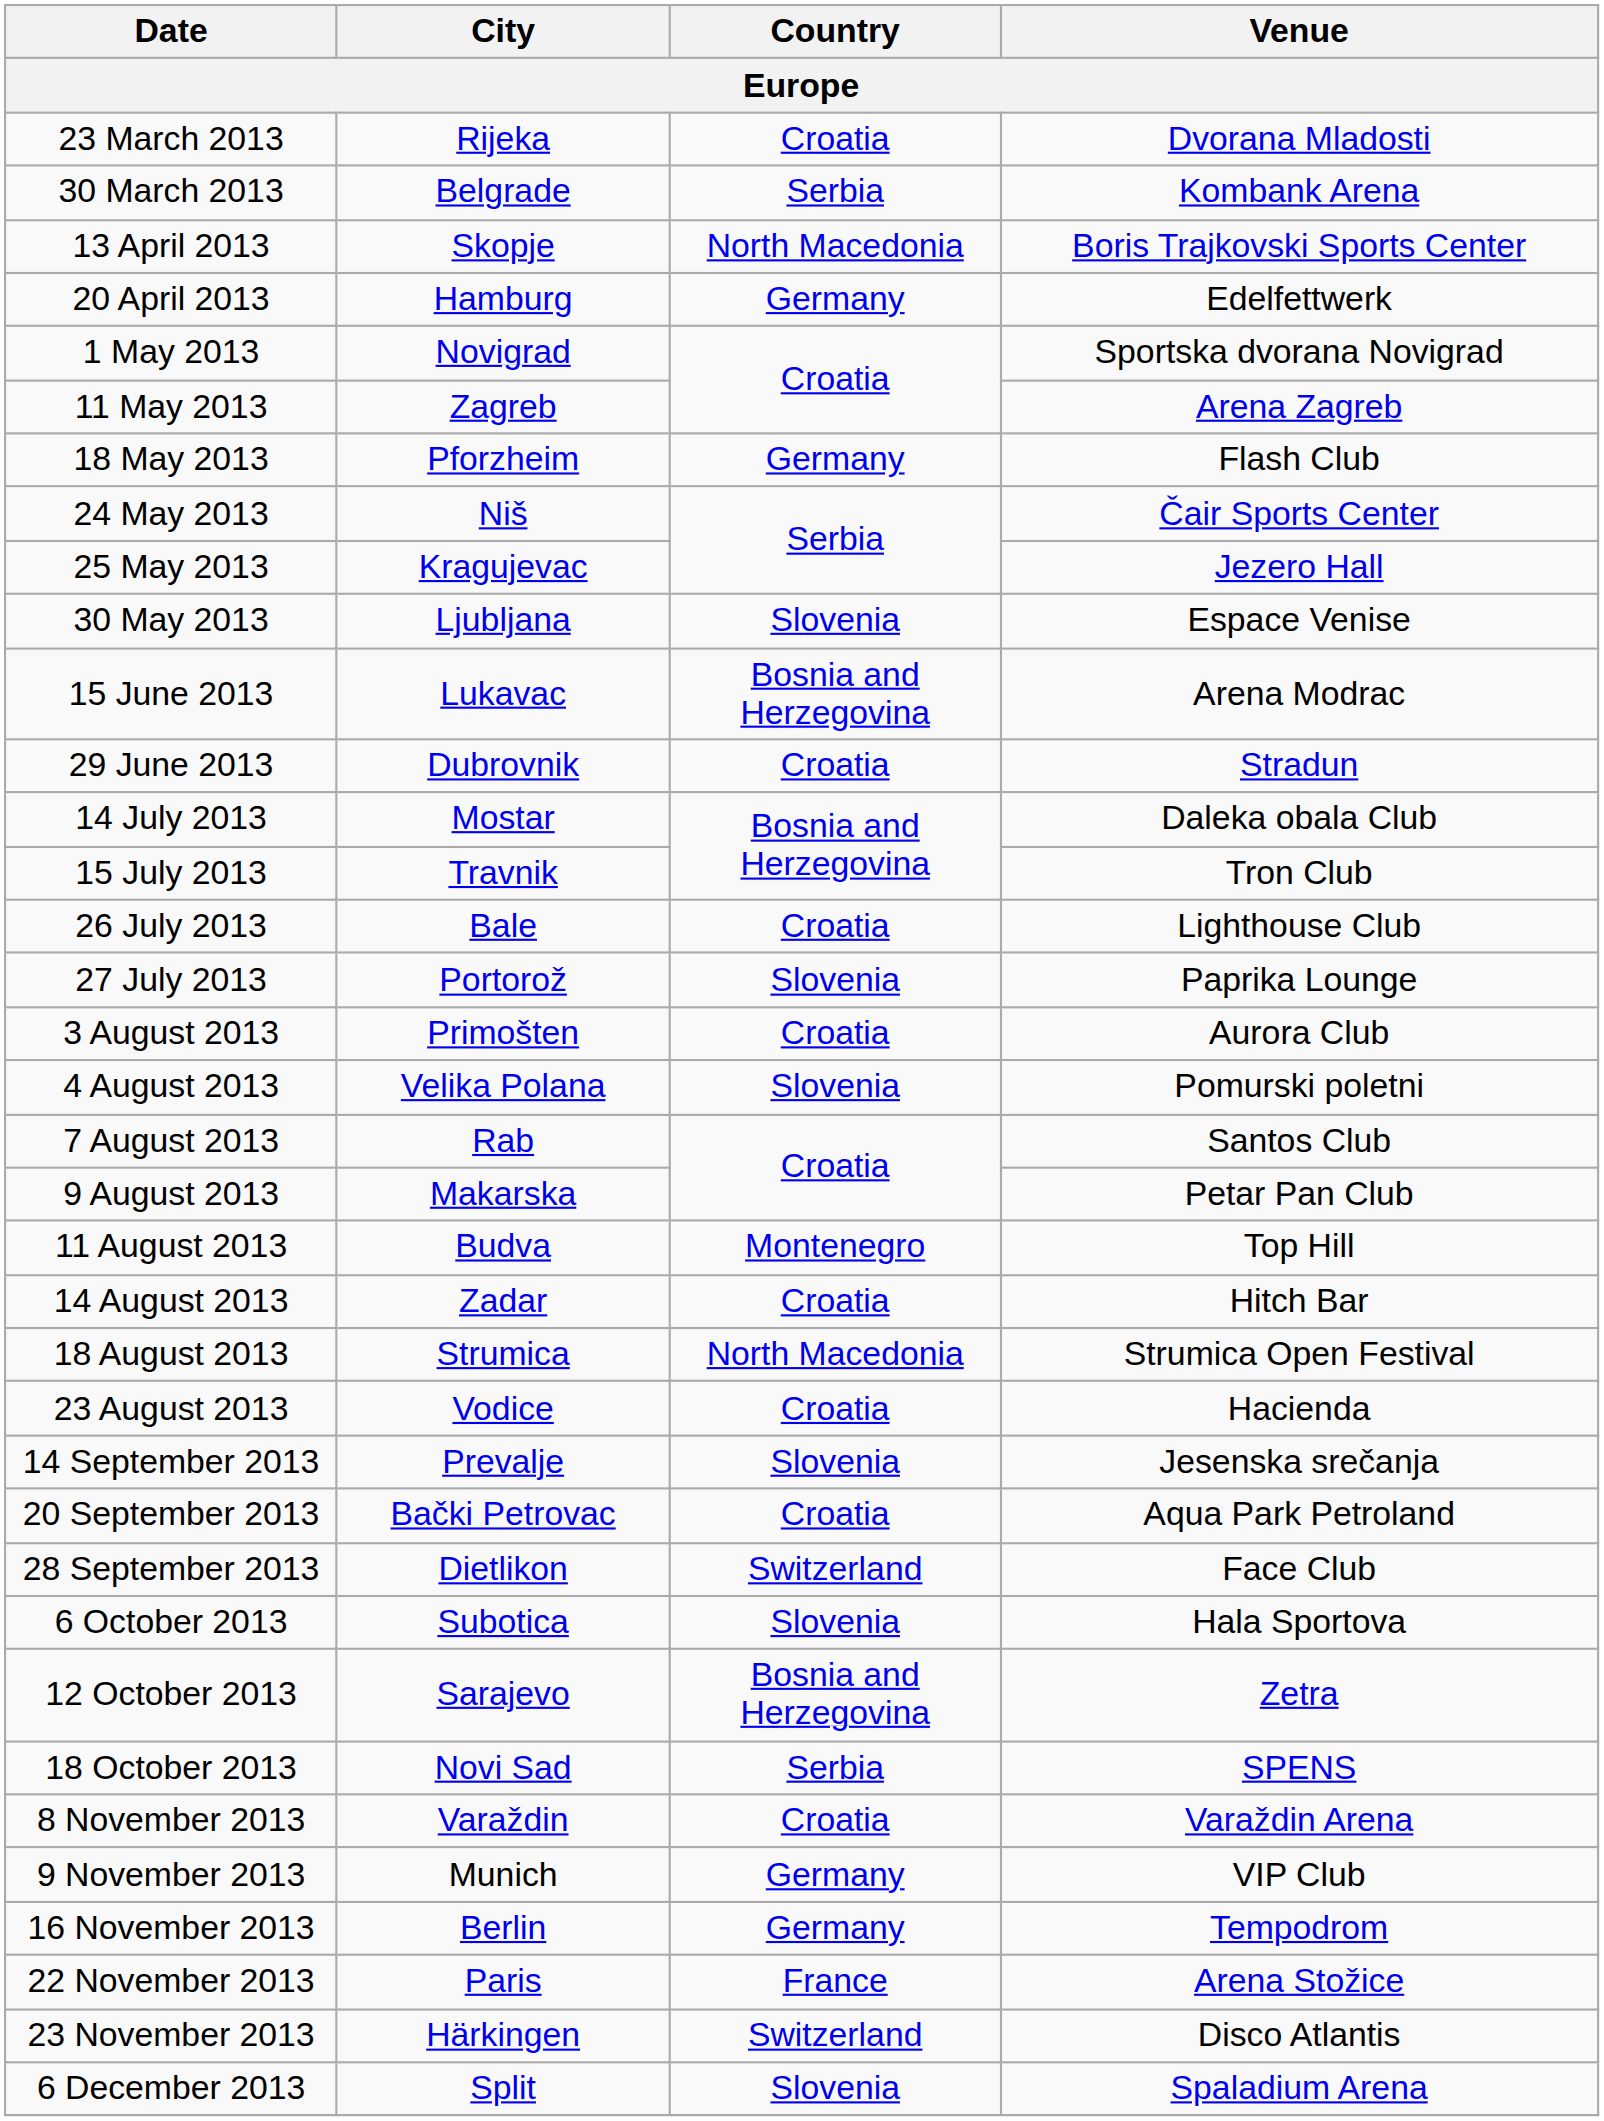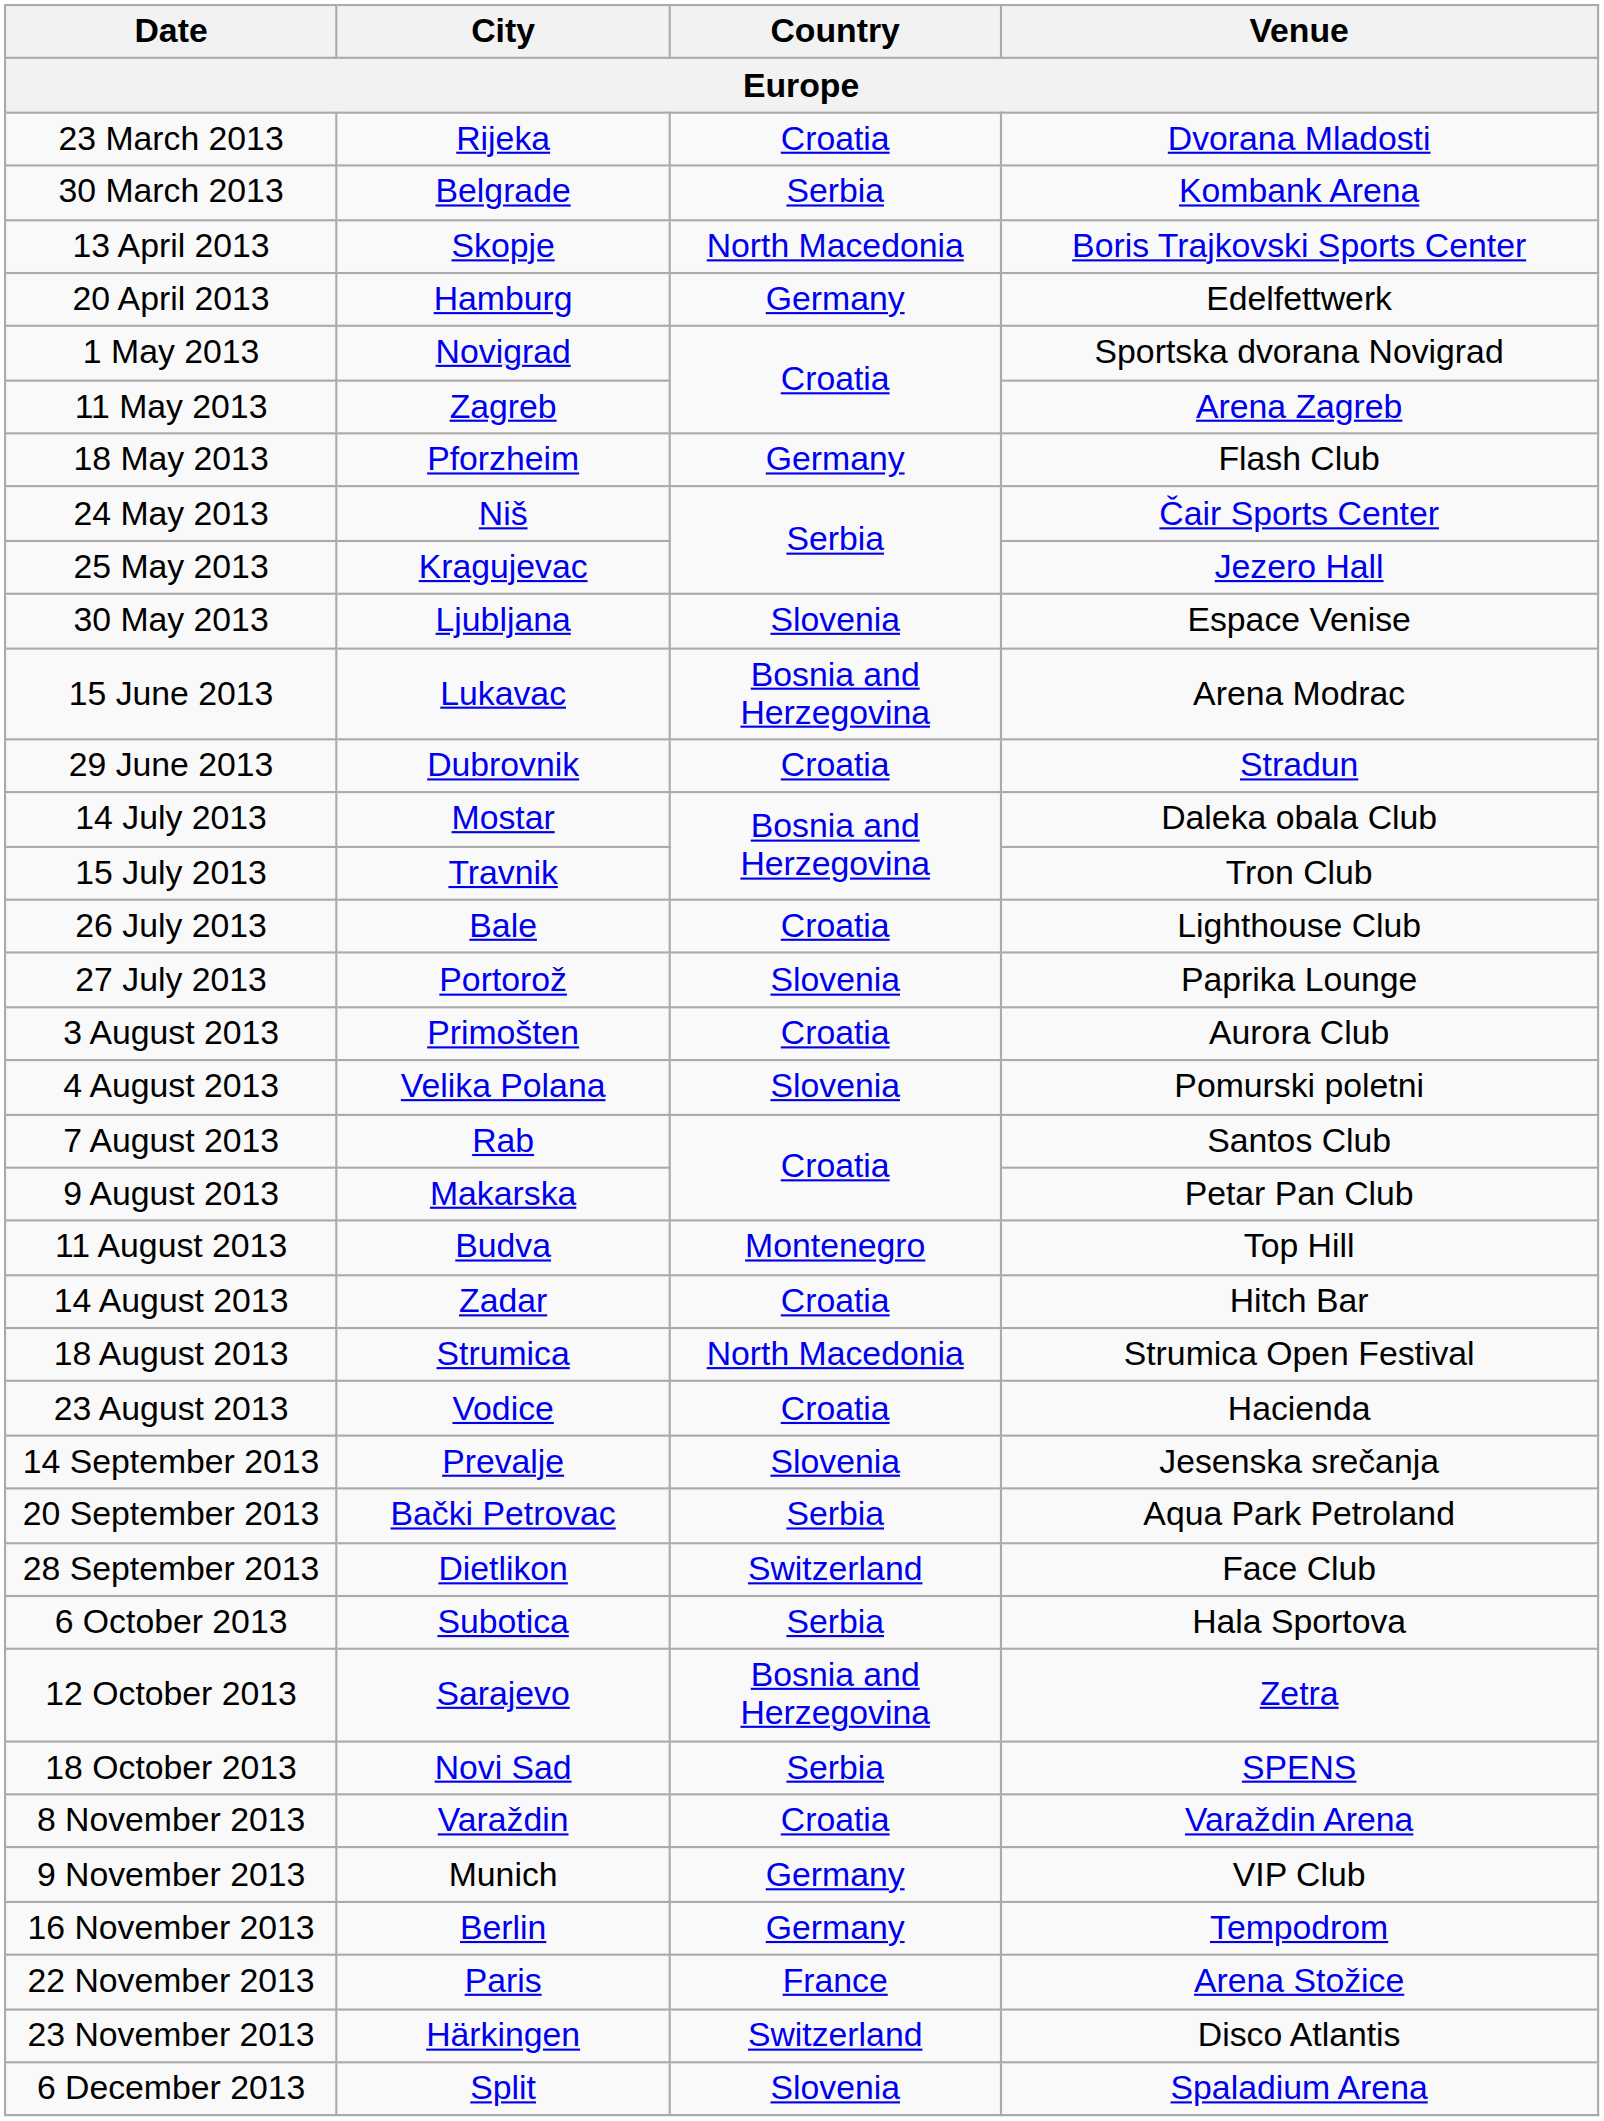(835, 1514) Croatia -> (835, 1514) Serbia
(835, 1621) Slovenia -> (835, 1621) Serbia
